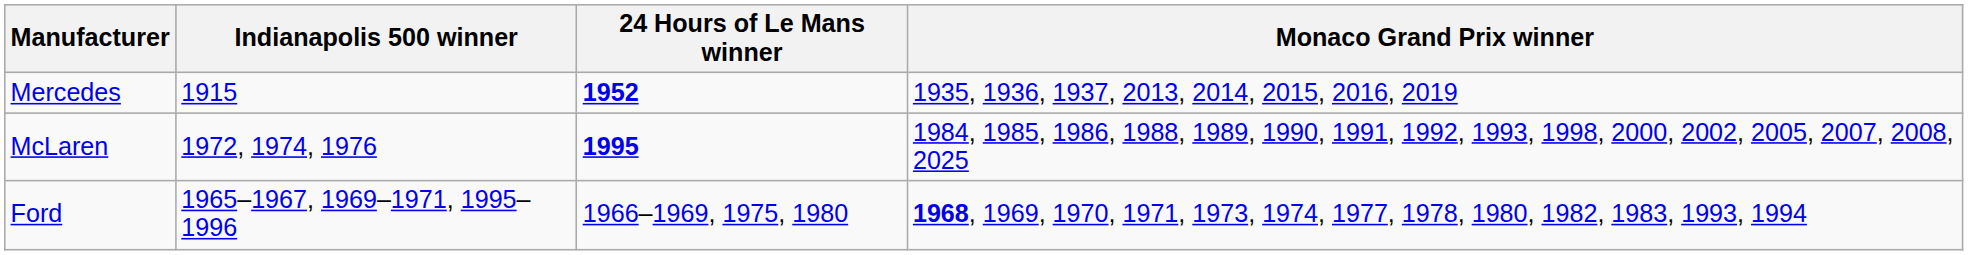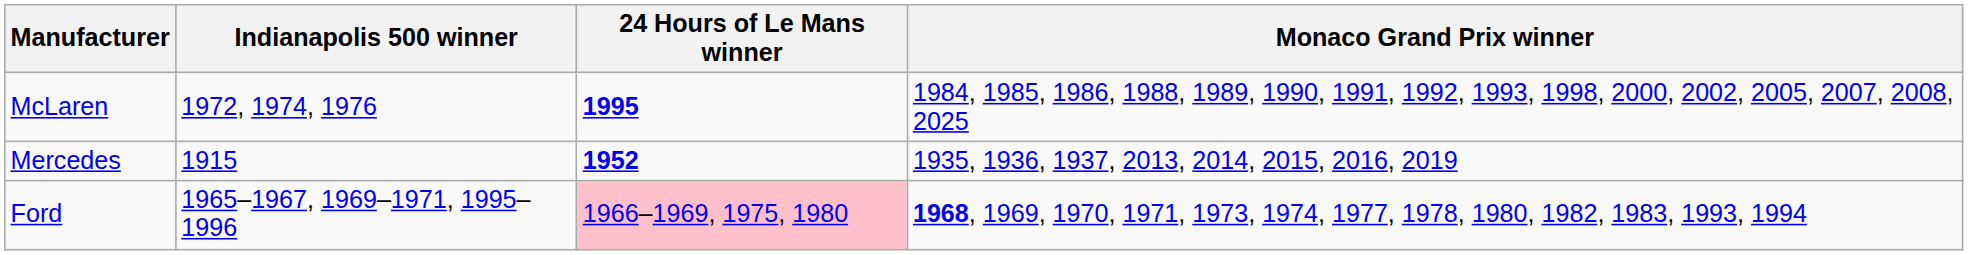rows swapped: (59, 146) <-> (66, 92)
(715, 214) no background -> (715, 214) pink background
